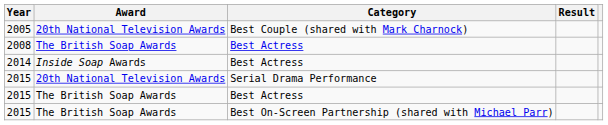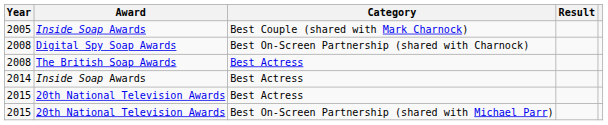(131, 29) 20th National Television Awards -> (91, 29) Inside Soap Awards
+ row: (19, 46)
- row: (19, 79)
(106, 95) The British Soap Awards -> (131, 95) 20th National Television Awards
(106, 112) The British Soap Awards -> (131, 112) 20th National Television Awards
